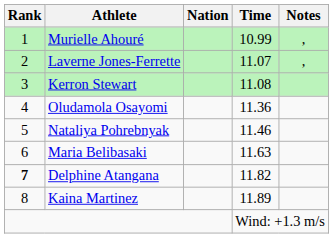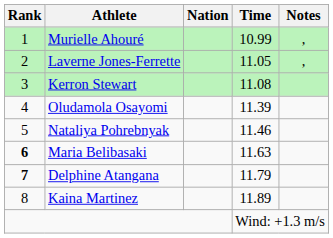(255, 61) 11.07 -> (255, 61) 11.05
(255, 107) 11.36 -> (255, 107) 11.39
(25, 152) normal -> (25, 152) bold
(255, 175) 11.82 -> (255, 175) 11.79
